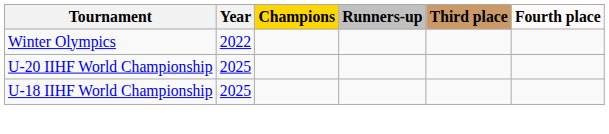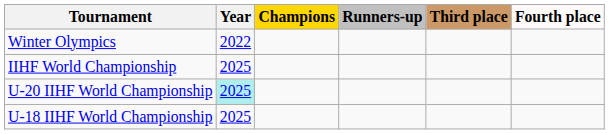+ row: (92, 66)
(235, 66) no background -> (235, 91) paleturquoise background
